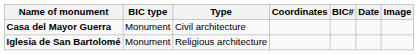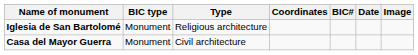rows swapped: (64, 42) <-> (59, 27)
